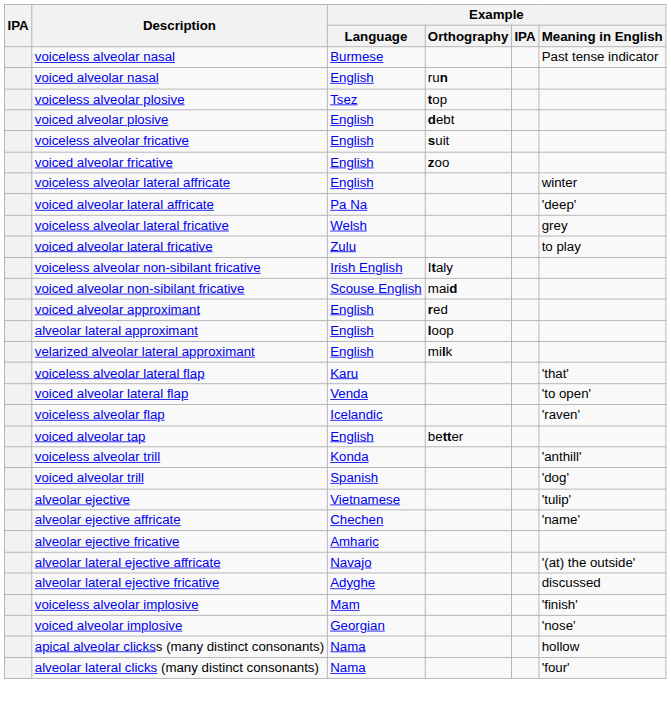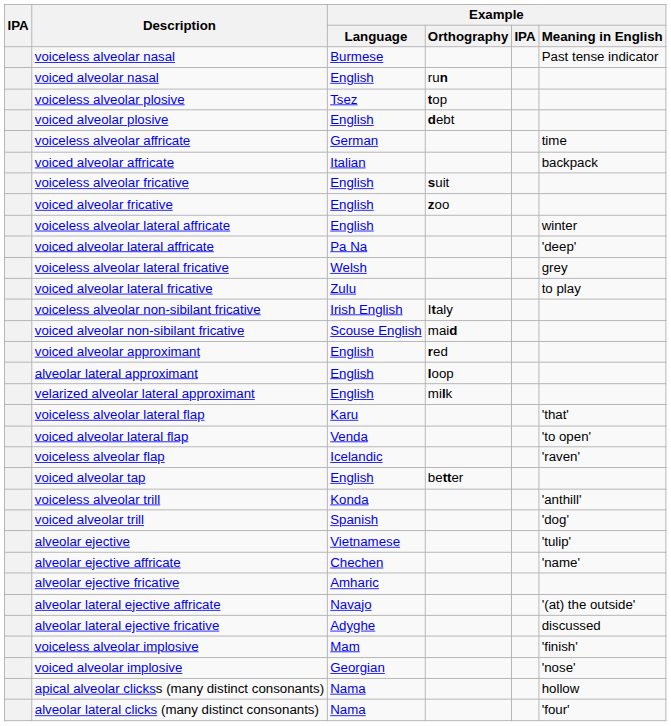+ row: (113, 141)
+ row: (104, 162)
